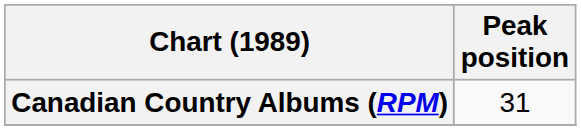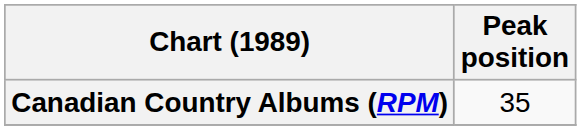(515, 102) 31 -> (515, 102) 35
